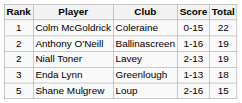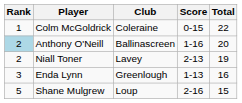(19, 43) no background -> (19, 43) lightblue background
(223, 43) 19 -> (223, 43) 20
(223, 75) 18 -> (223, 75) 16
